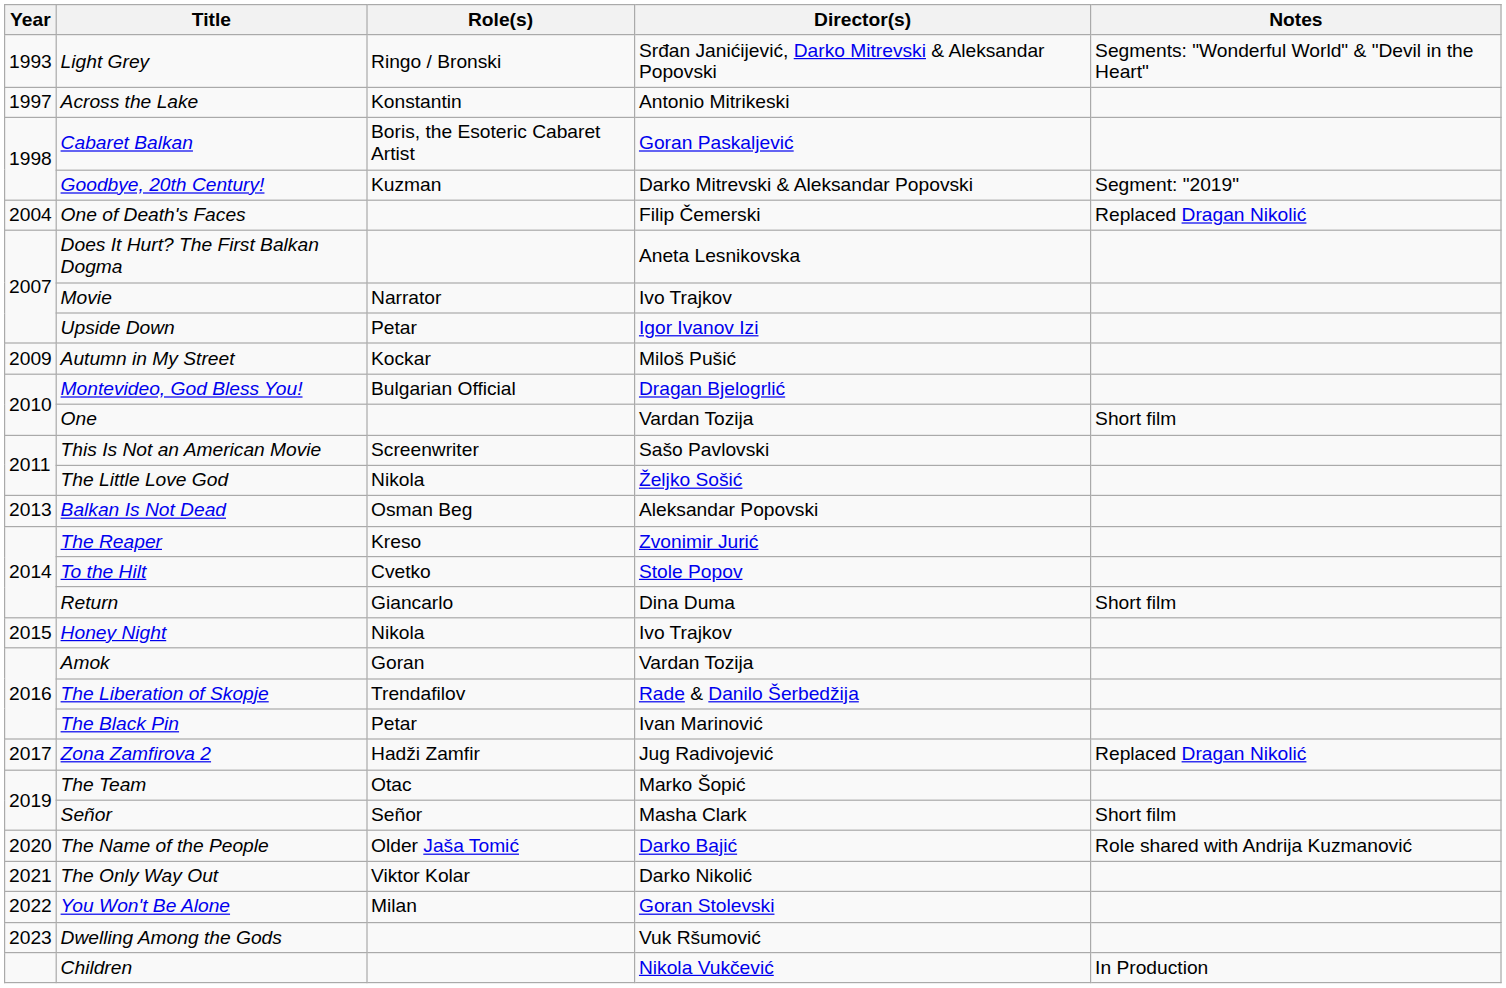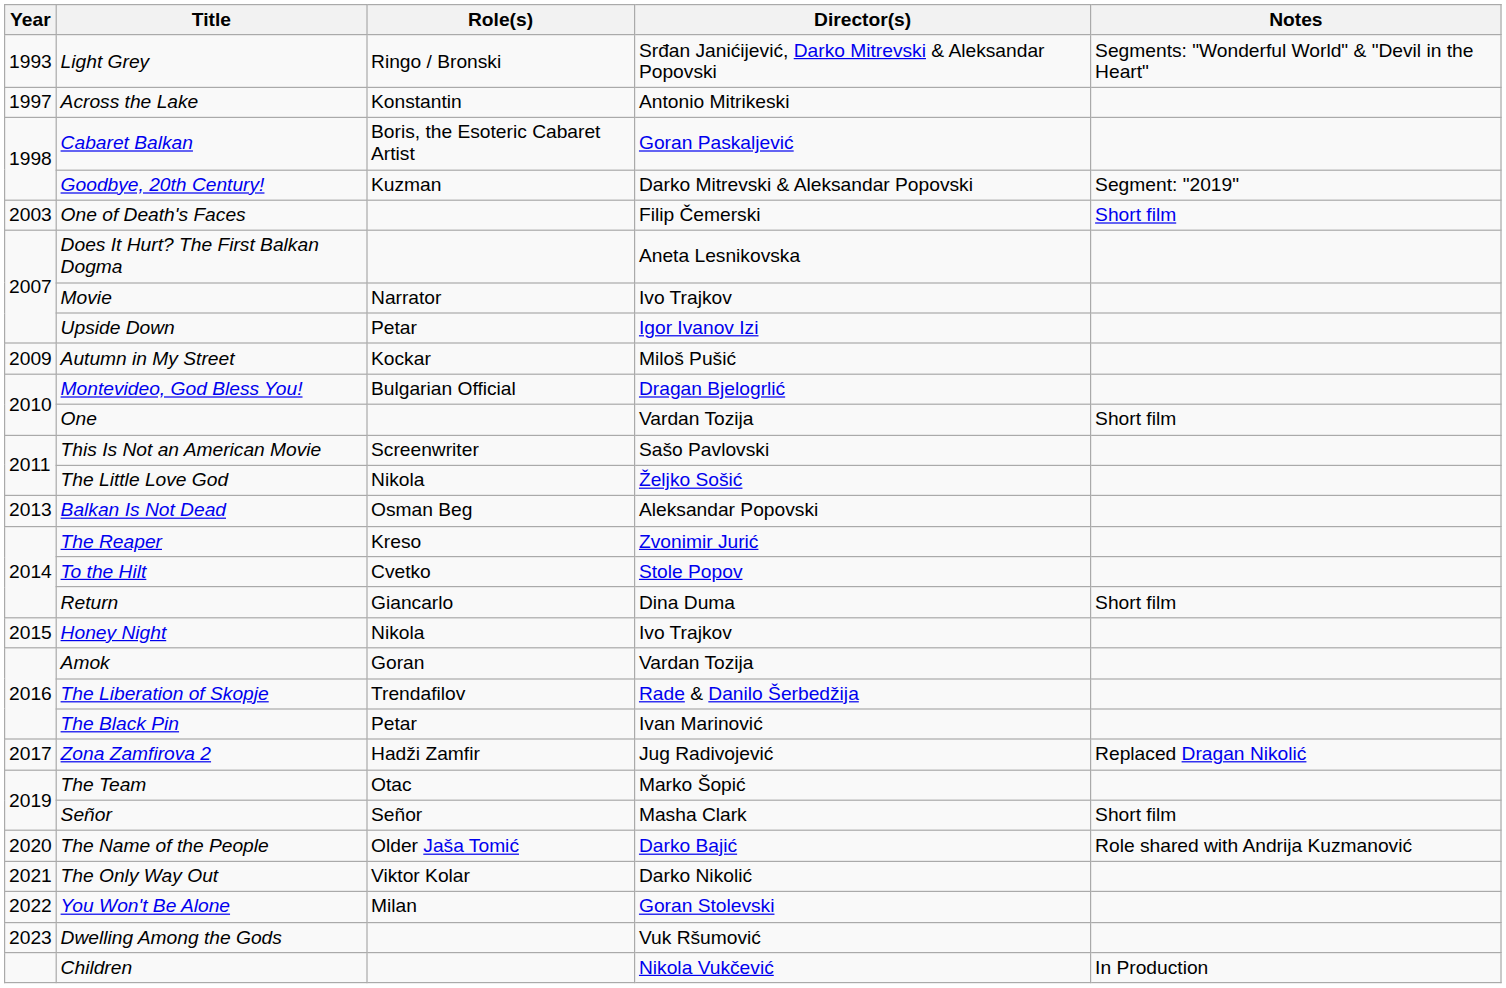(30, 215) 2004 -> (30, 215) 2003
(1201, 215) Replaced Dragan Nikolić -> (1136, 215) Short film
